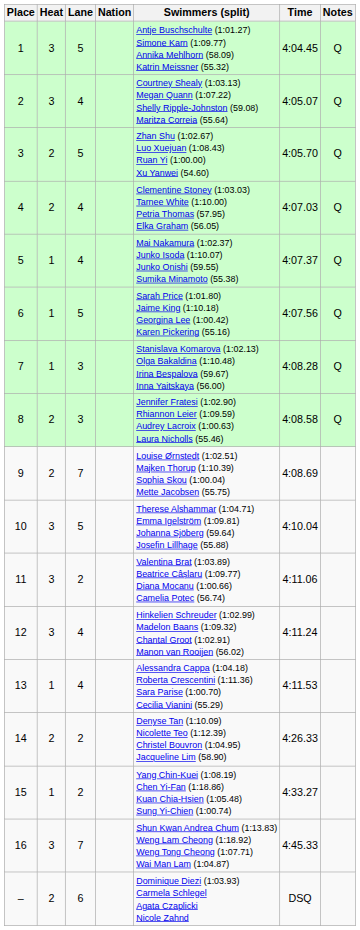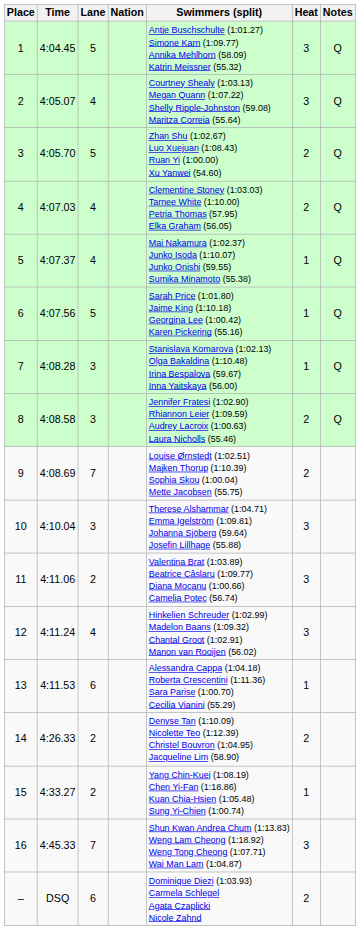columns swapped: (51, 13) <-> (300, 13)
(80, 526) 5 -> (93, 526) 3
(80, 686) 4 -> (93, 686) 6
